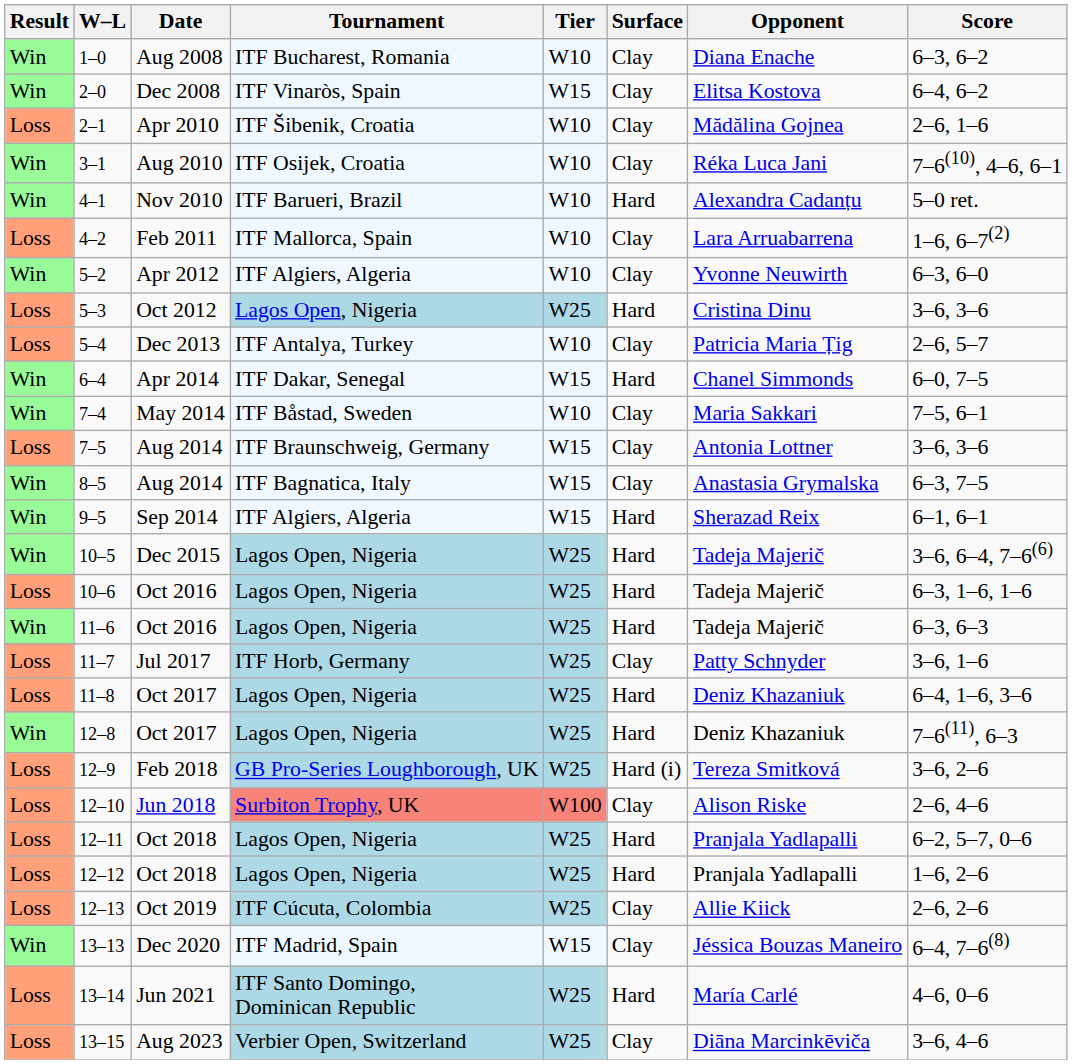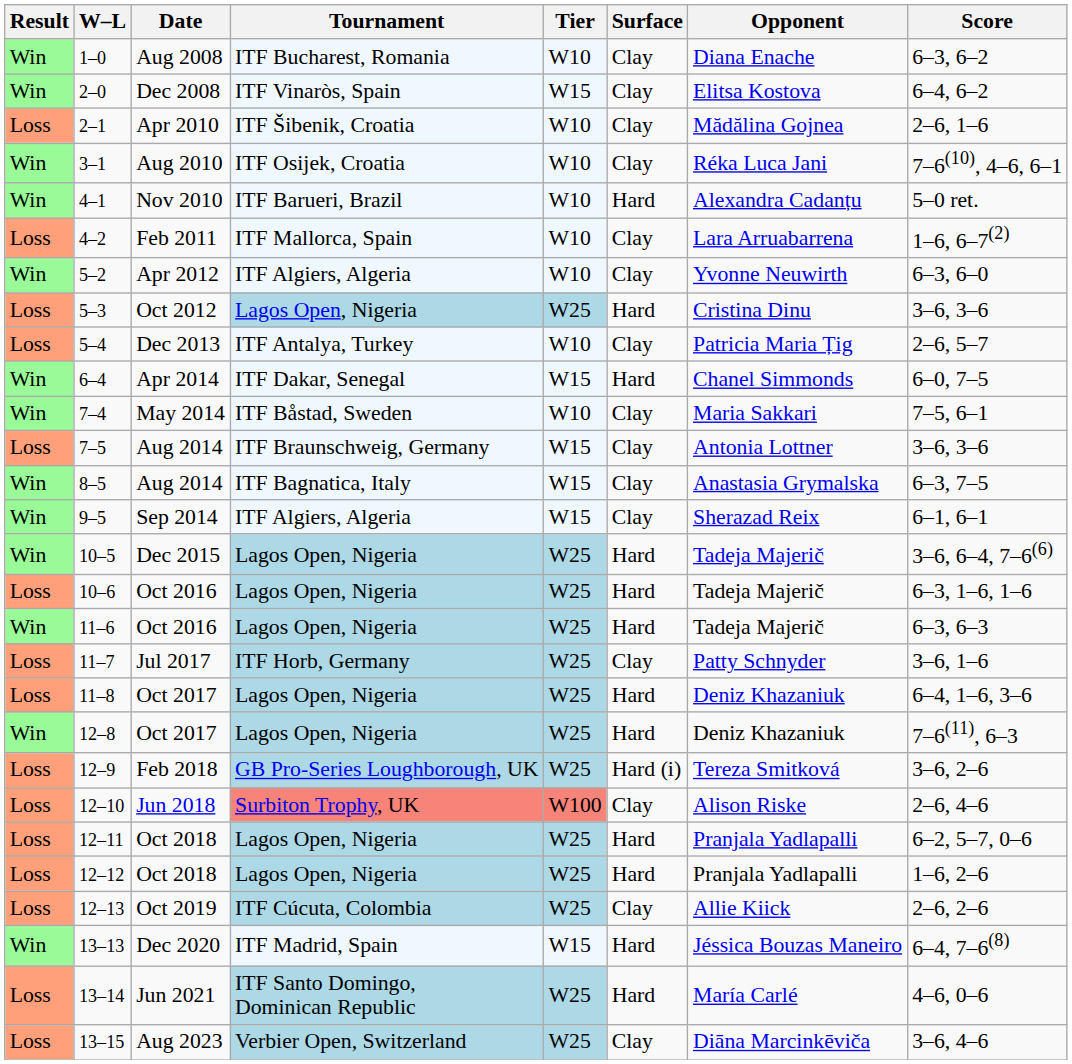(633, 516) Hard -> (632, 516) Clay
(632, 945) Clay -> (633, 945) Hard
